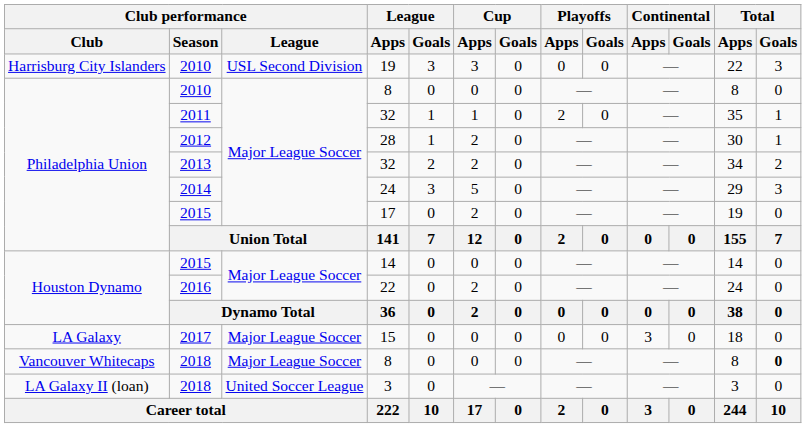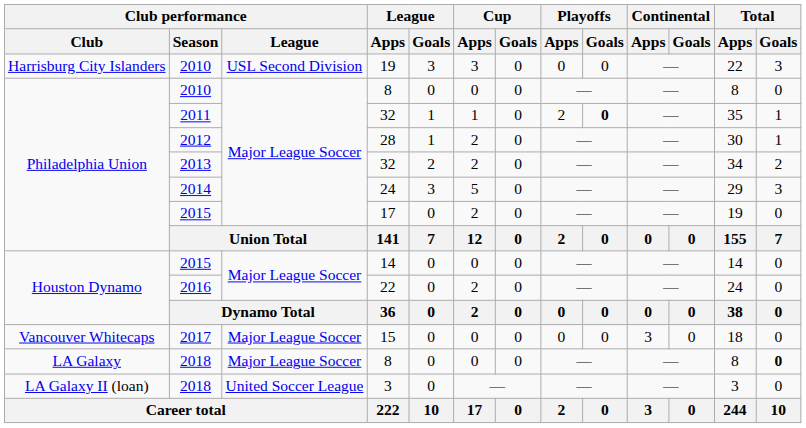(605, 115) normal -> (605, 115) bold
(87, 336) LA Galaxy -> (87, 336) Vancouver Whitecaps
(87, 361) Vancouver Whitecaps -> (87, 361) LA Galaxy
